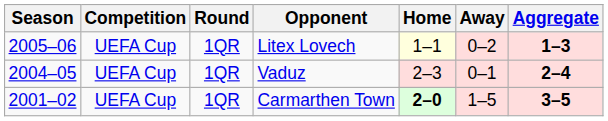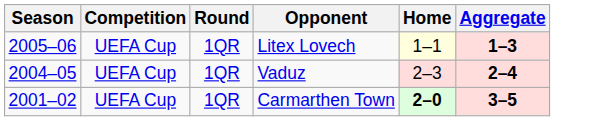- column: (482, 18)
